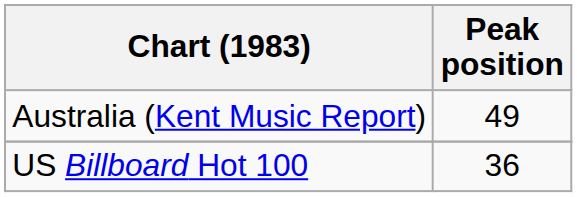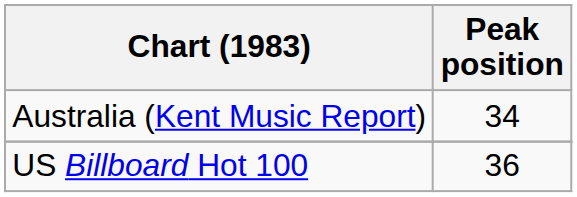(502, 115) 49 -> (502, 115) 34
